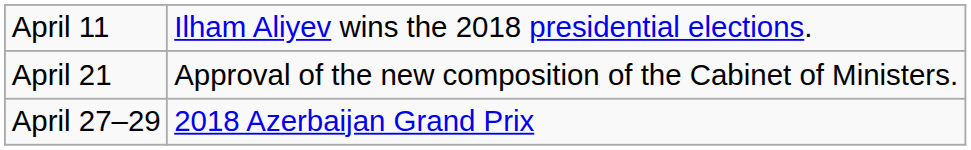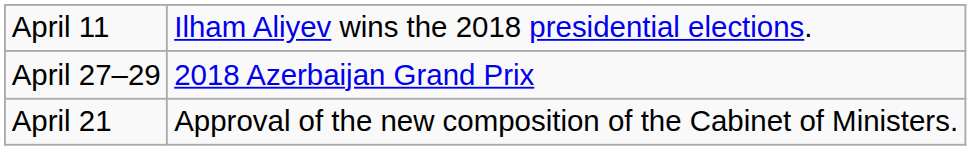rows swapped: (62, 74) <-> (86, 121)
